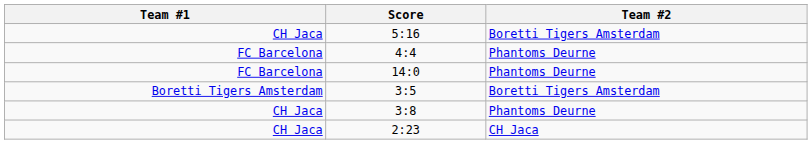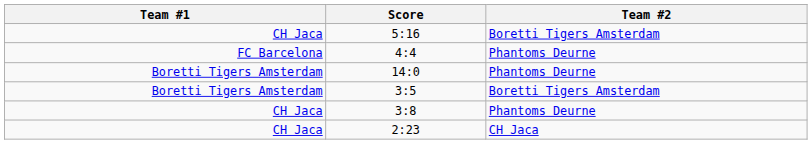(280, 72) FC Barcelona -> (237, 72) Boretti Tigers Amsterdam
